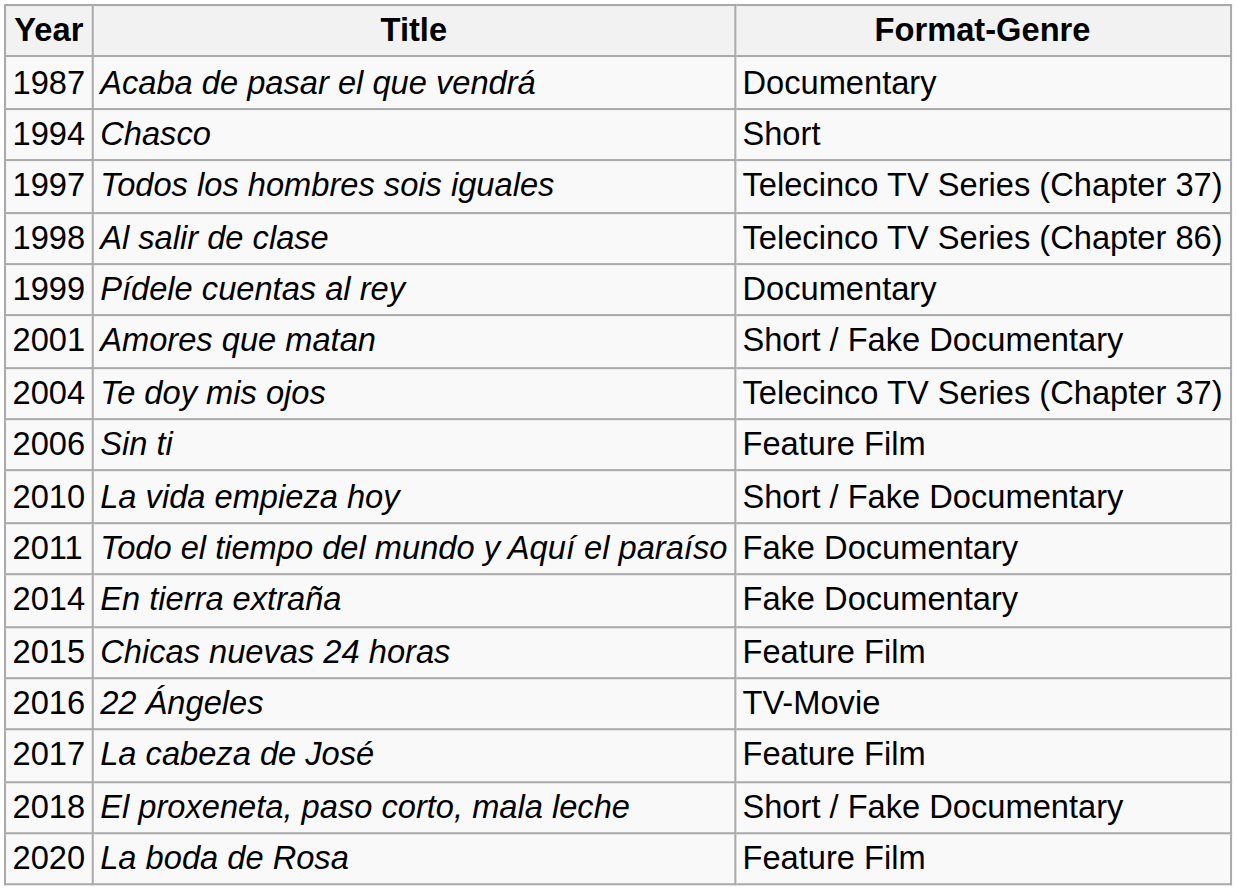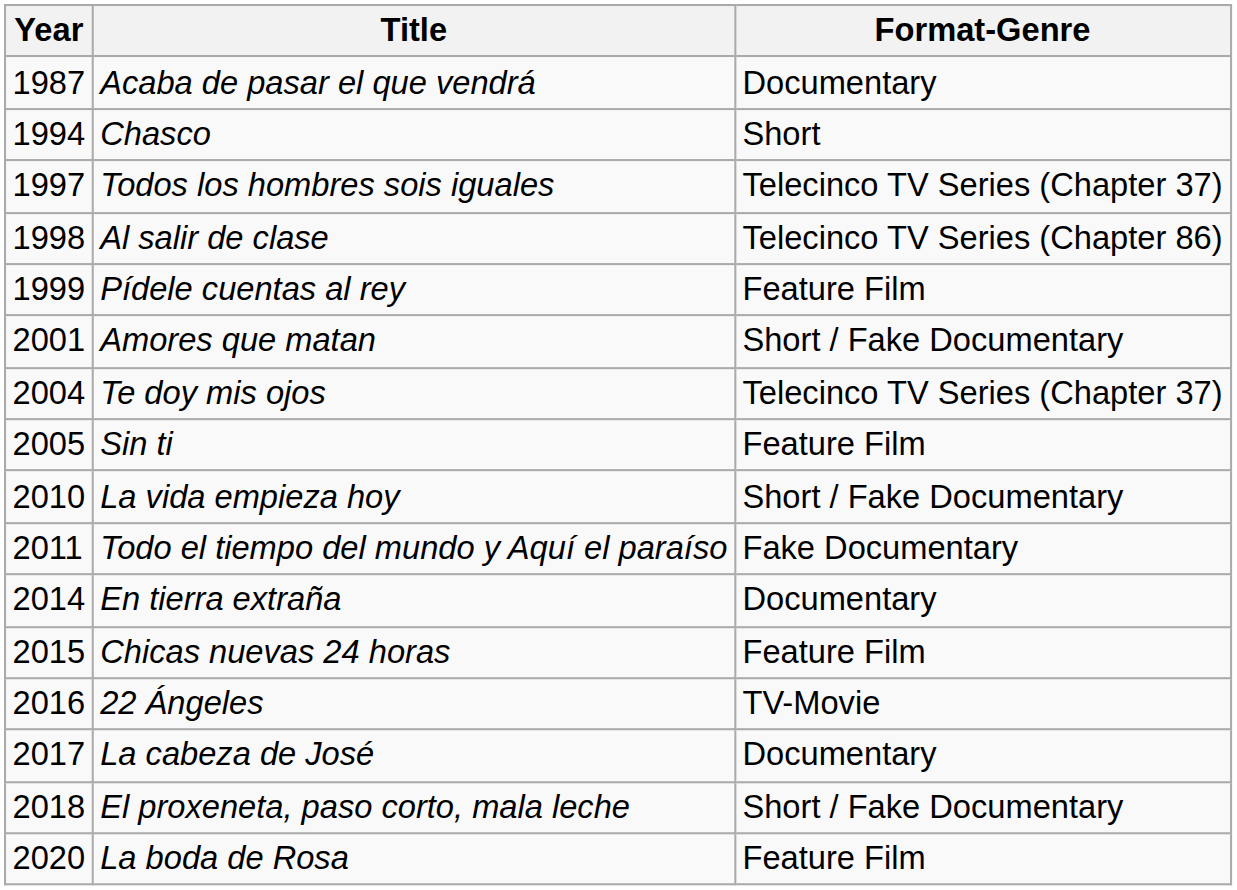(840, 289) Documentary -> (834, 289) Feature Film
(49, 444) 2006 -> (49, 444) 2005
(880, 599) Fake Documentary -> (840, 599) Documentary
(834, 755) Feature Film -> (840, 755) Documentary
